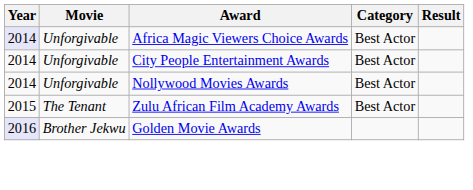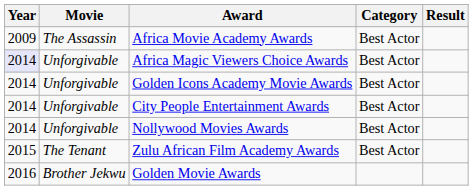+ row: (222, 38)
+ row: (242, 83)
(22, 128) lavender background -> (22, 173) no background
